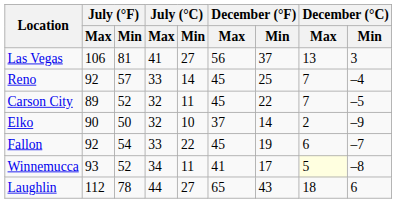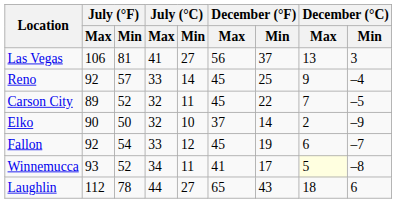(306, 79) 7 -> (306, 79) 9
(188, 144) 22 -> (188, 144) 12
